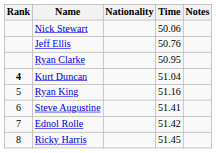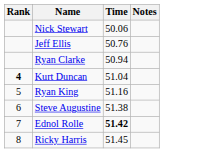- column: (129, 12)
(169, 60) 50.95 -> (117, 60) 50.94
(169, 108) 51.41 -> (117, 108) 51.38
(169, 124) normal -> (117, 124) bold
